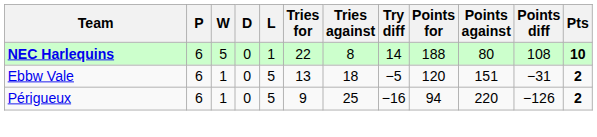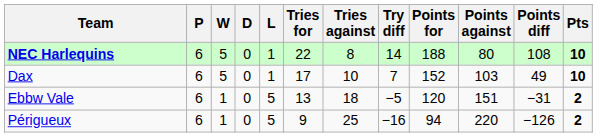+ row: (20, 76)
